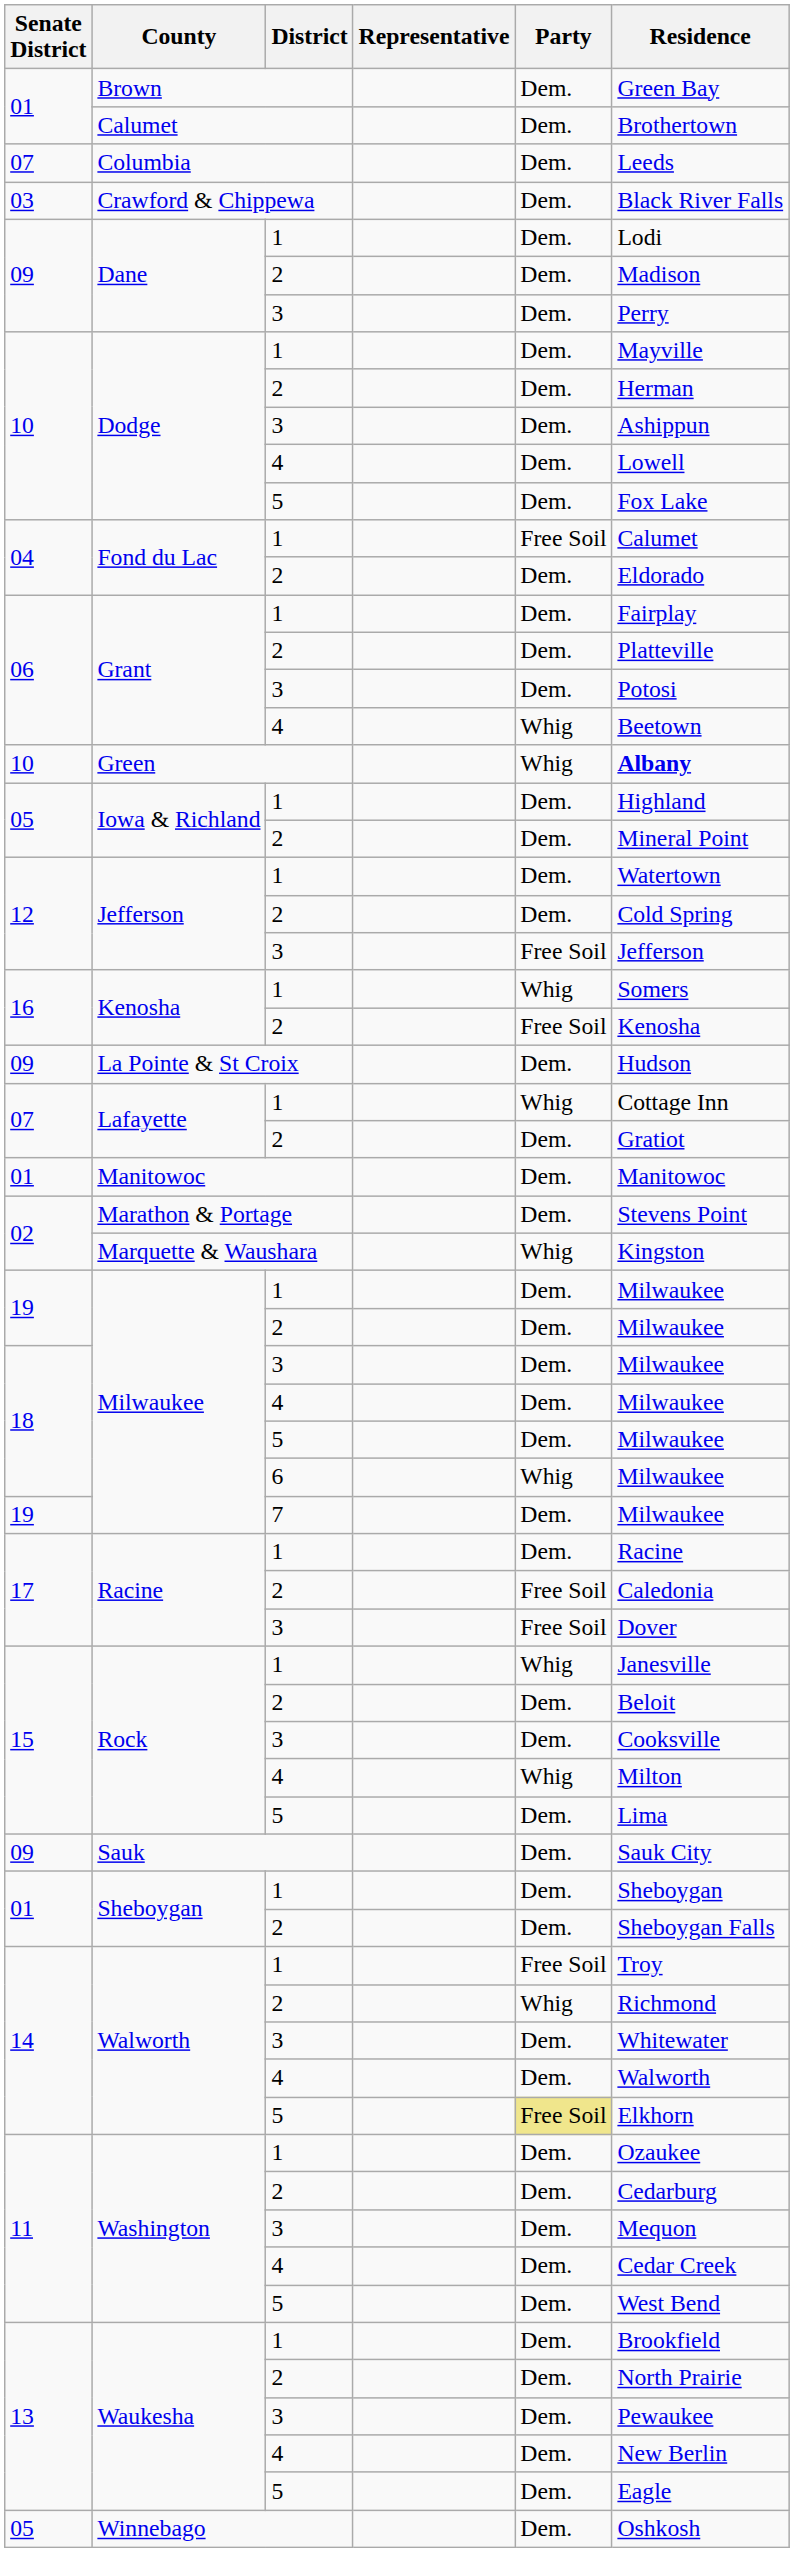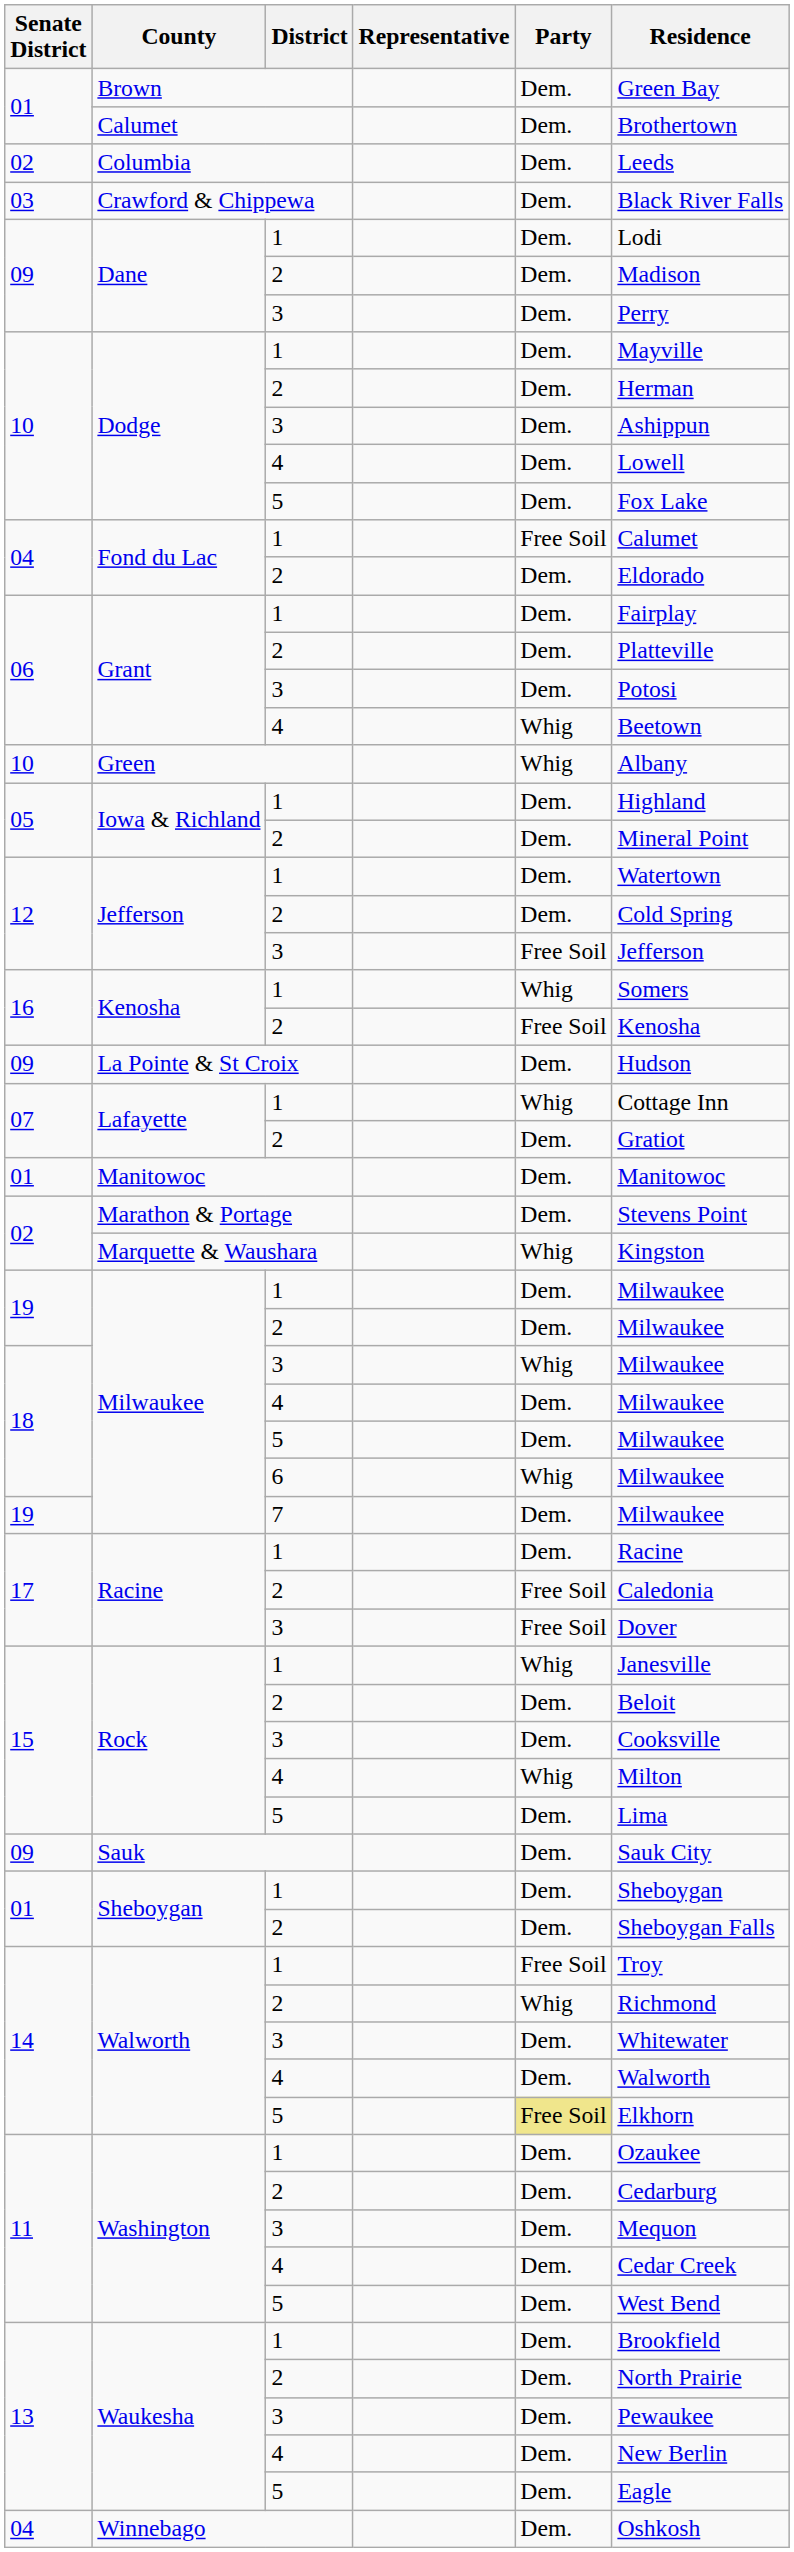(22, 162) 07 -> (22, 162) 02
(654, 763) bold -> (652, 763) normal
(546, 1364) Dem. -> (547, 1364) Whig
(22, 2528) 05 -> (22, 2528) 04
